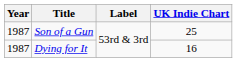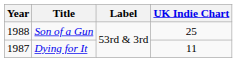(18, 31) 1987 -> (18, 31) 1988
(191, 48) 16 -> (191, 48) 11
